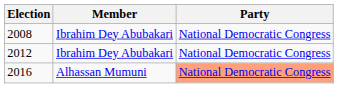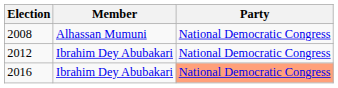(115, 33) Ibrahim Dey Abubakari -> (101, 33) Alhassan Mumuni
(101, 72) Alhassan Mumuni -> (115, 72) Ibrahim Dey Abubakari
